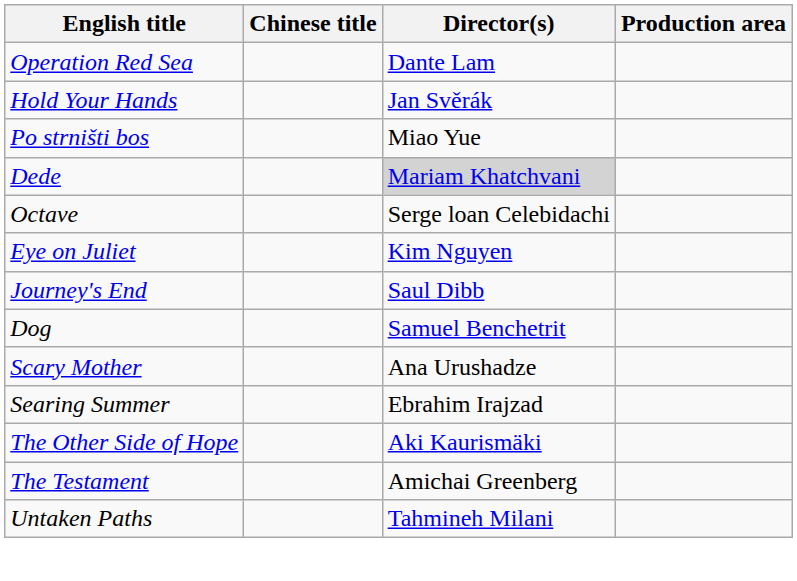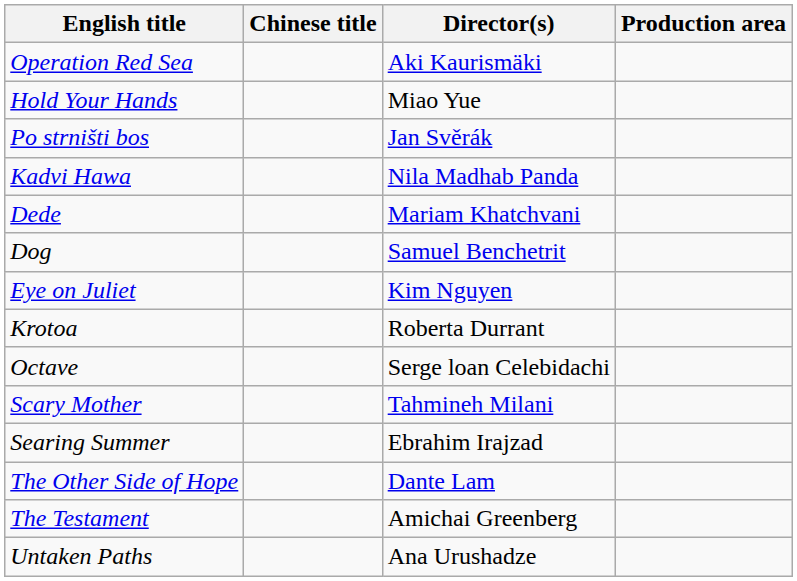(441, 61) Dante Lam -> (465, 61) Aki Kaurismäki
(440, 99) Jan Svěrák -> (434, 99) Miao Yue
(434, 137) Miao Yue -> (440, 137) Jan Svěrák
+ row: (71, 175)
(484, 175) lightgrey background -> (484, 213) no background
rows swapped: (31, 328) <-> (44, 213)
- row: (78, 289)
+ row: (44, 328)
(462, 366) Ana Urushadze -> (471, 404) Tahmineh Milani
(465, 442) Aki Kaurismäki -> (441, 480) Dante Lam
(471, 518) Tahmineh Milani -> (462, 556) Ana Urushadze
